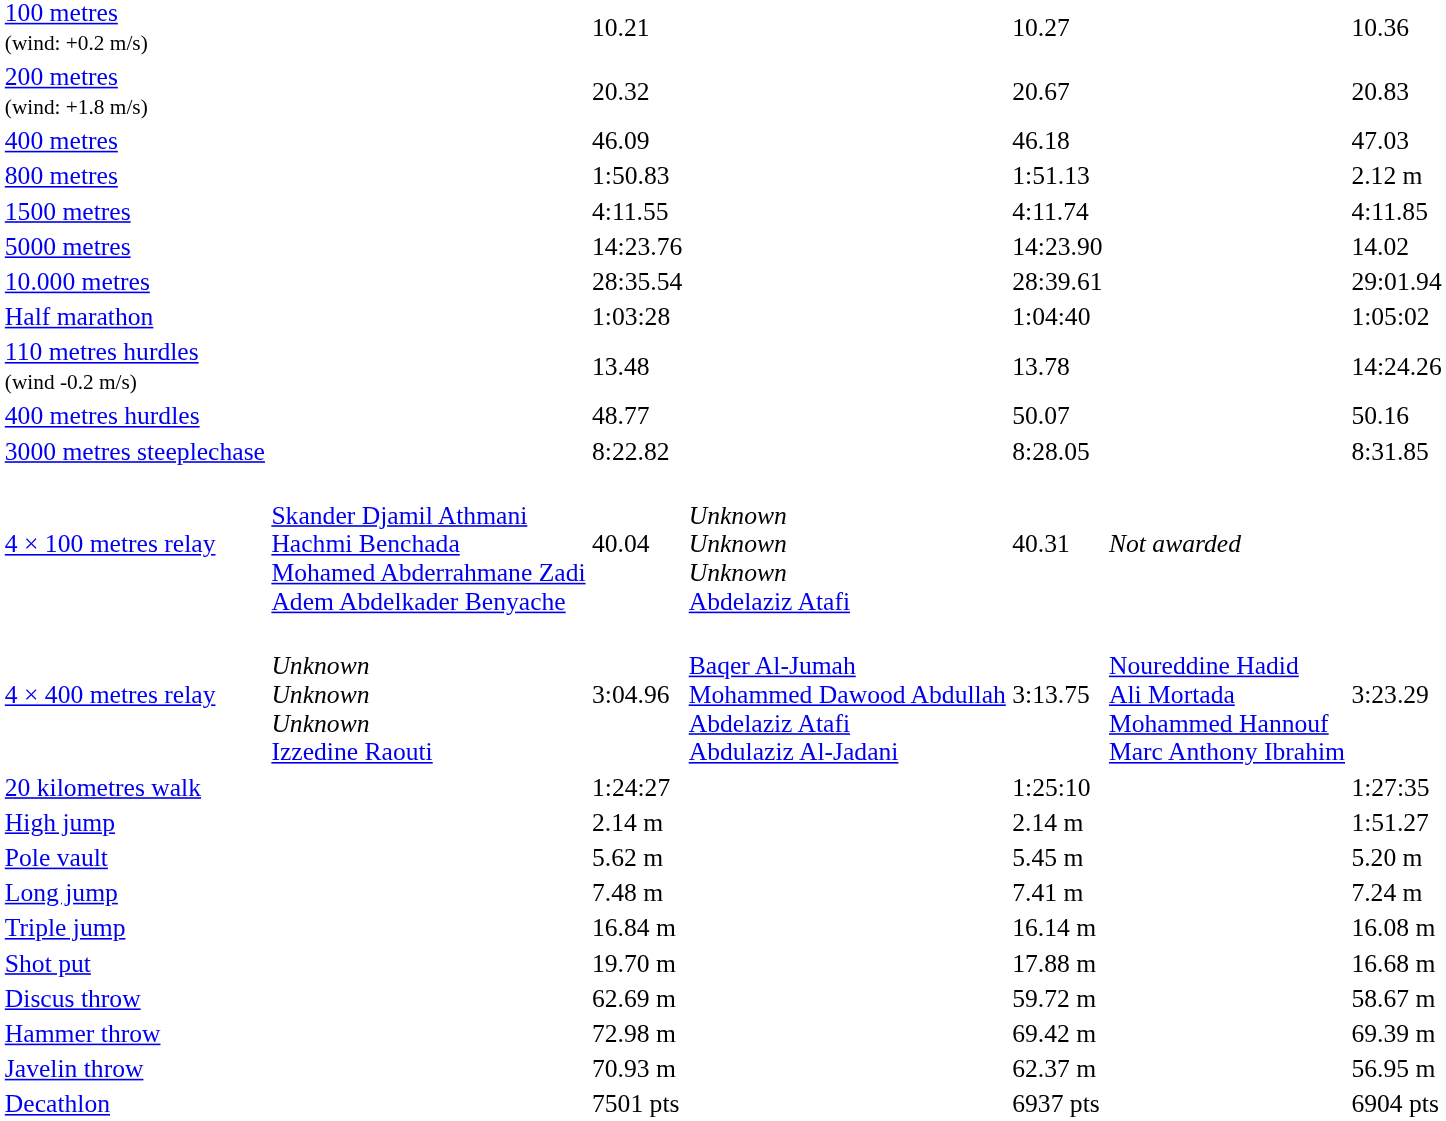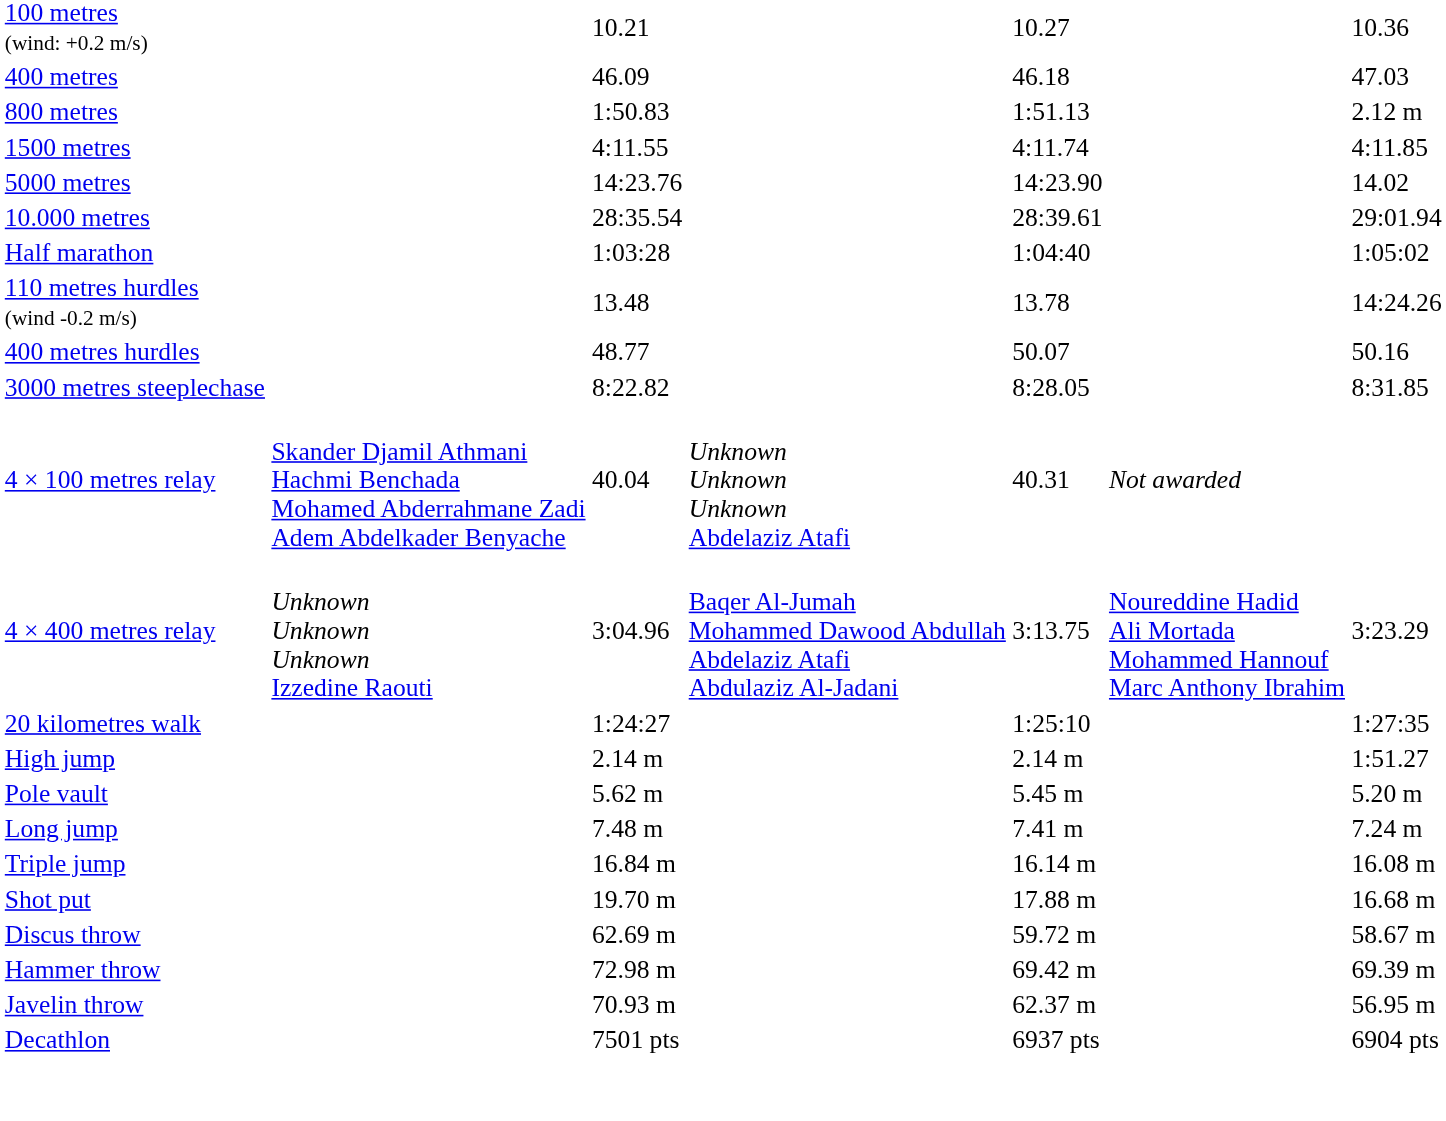- row: (76, 91)
